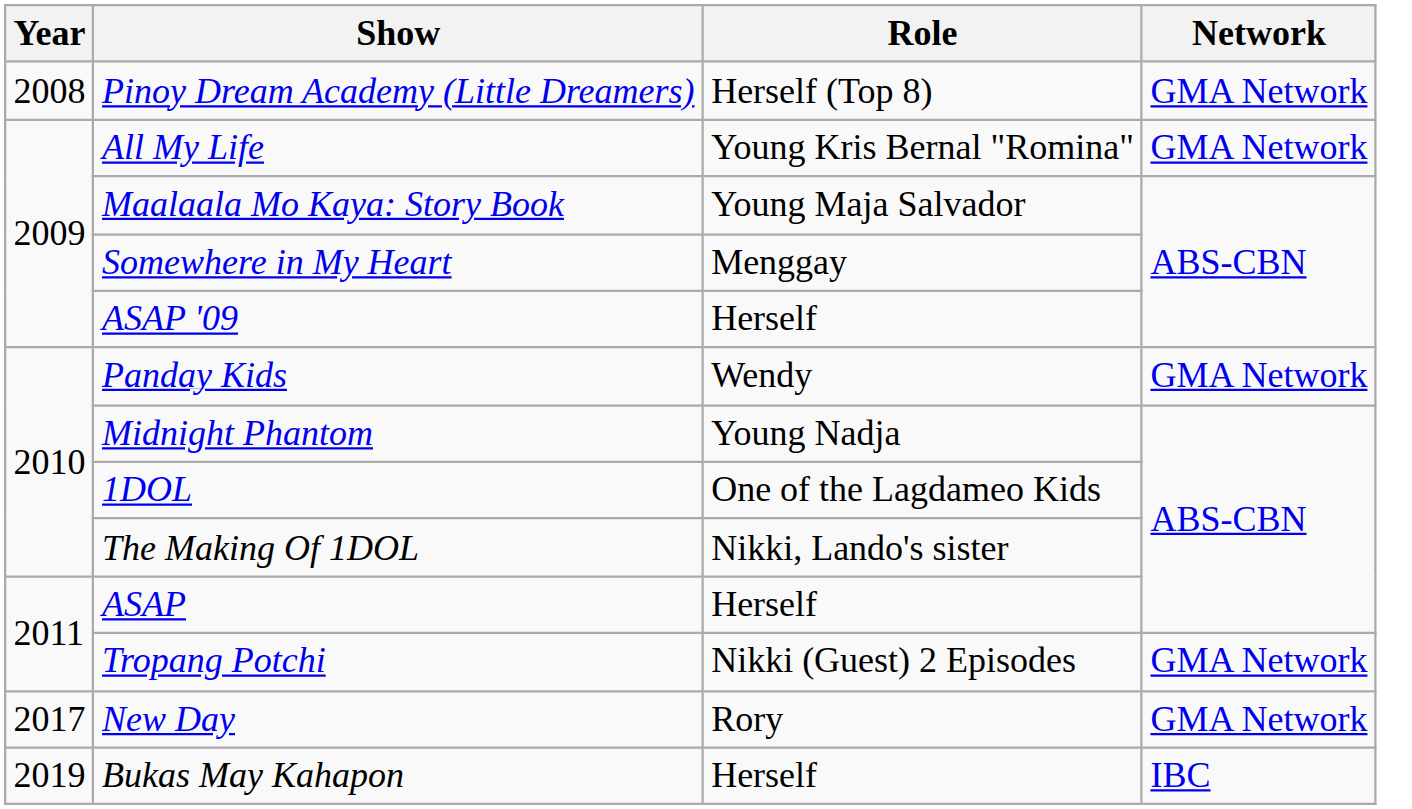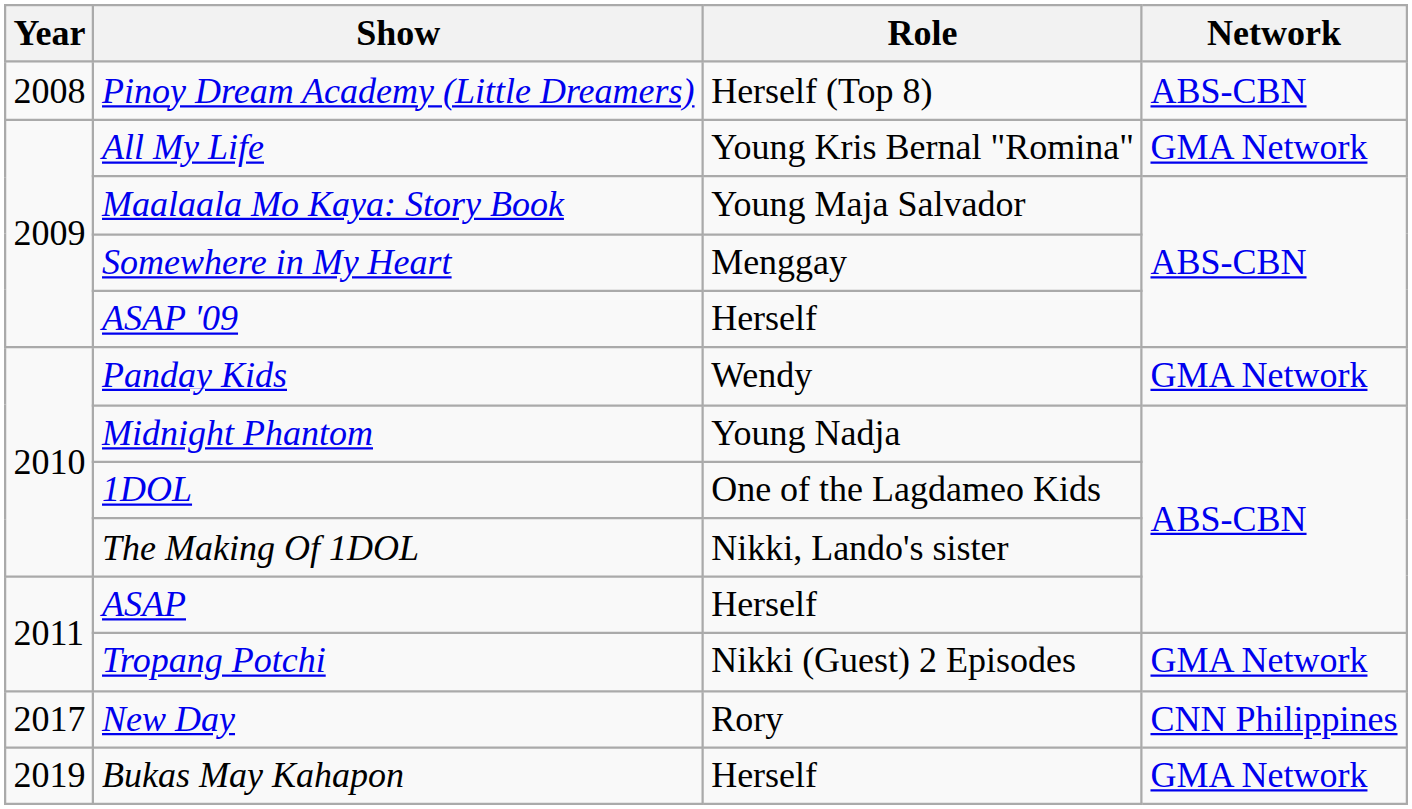(1259, 90) GMA Network -> (1229, 90) ABS-CBN
(1259, 718) GMA Network -> (1274, 718) CNN Philippines
(1180, 775) IBC -> (1259, 775) GMA Network
